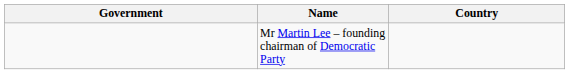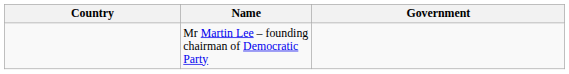columns swapped: (477, 13) <-> (131, 13)
